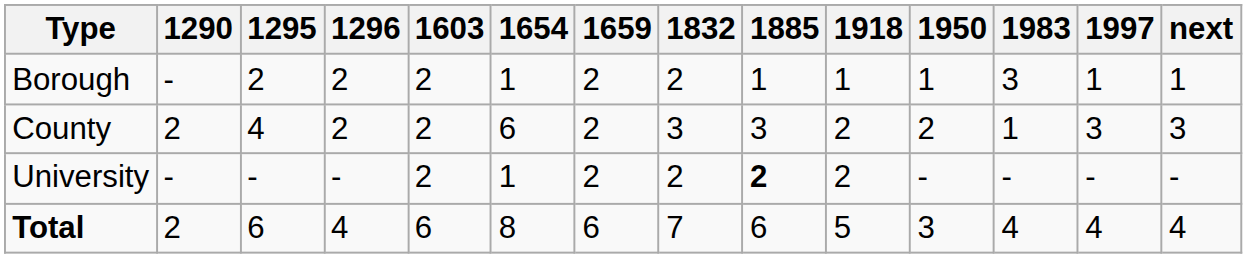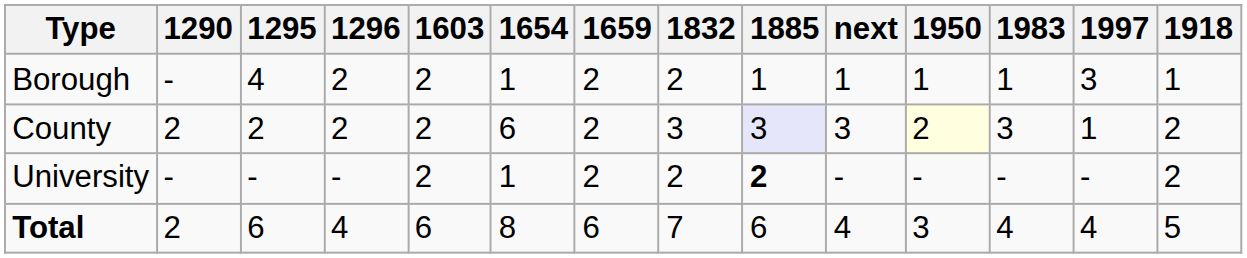columns swapped: (869, 29) <-> (1201, 29)
(256, 78) 2 -> (256, 78) 4
(1010, 78) 3 -> (1005, 78) 1
(1094, 78) 1 -> (1089, 78) 3
(256, 128) 4 -> (256, 128) 2
(759, 128) no background -> (759, 128) lavender background
(926, 128) no background -> (921, 128) lightyellow background
(1010, 128) 1 -> (1005, 128) 3
(1094, 128) 3 -> (1089, 128) 1
